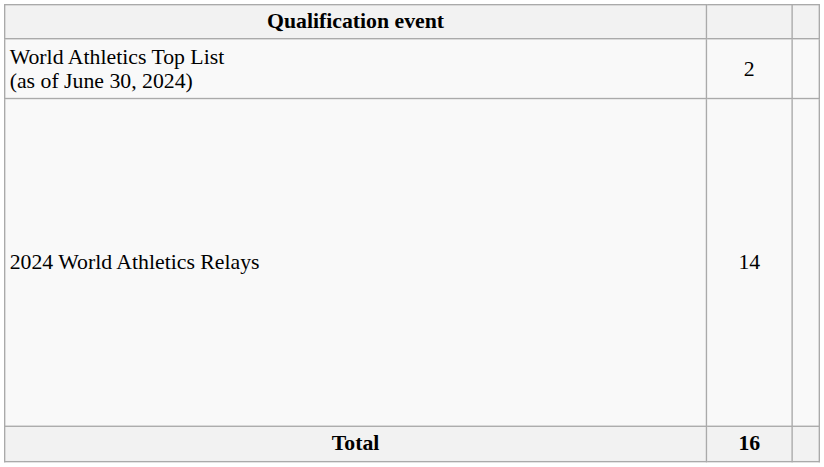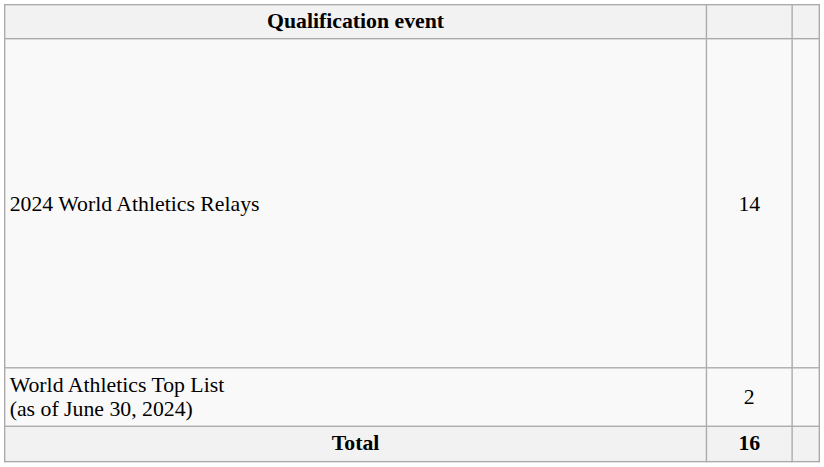rows swapped: (135, 262) <-> (117, 68)
